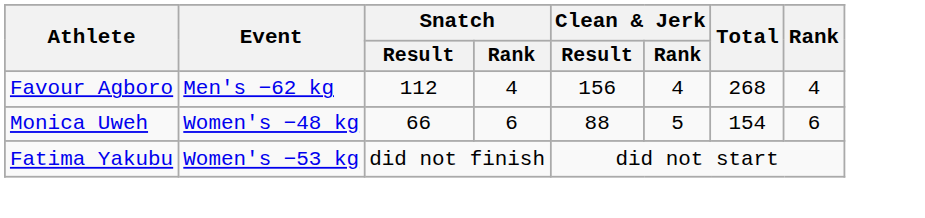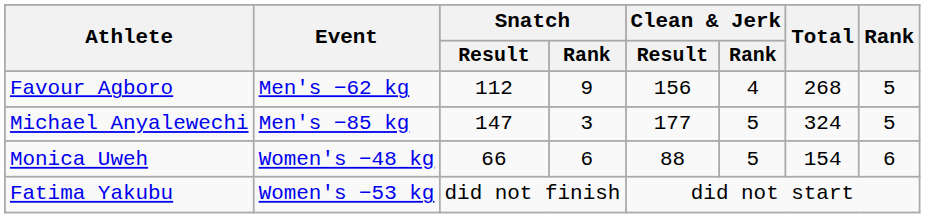(512, 89) 4 -> (587, 89) 9
(814, 89) 4 -> (889, 89) 5
+ row: (129, 124)
